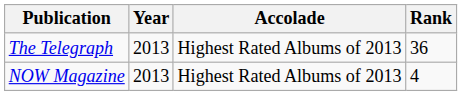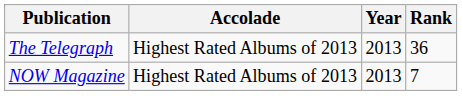columns swapped: (290, 18) <-> (151, 18)
(414, 76) 4 -> (414, 76) 7
